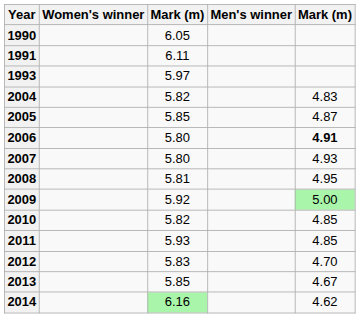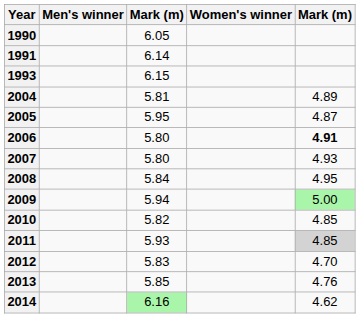columns swapped: (251, 14) <-> (93, 14)
(177, 55) 6.11 -> (157, 55) 6.14
(177, 76) 5.97 -> (157, 76) 6.15
(177, 96) 5.82 -> (157, 96) 5.81
(325, 96) 4.83 -> (325, 96) 4.89
(177, 117) 5.85 -> (157, 117) 5.95
(177, 179) 5.81 -> (157, 179) 5.84
(177, 199) 5.92 -> (157, 199) 5.94
(325, 240) no background -> (325, 240) lightgrey background
(325, 281) 4.67 -> (325, 281) 4.76
